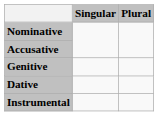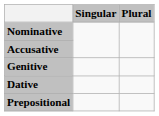- row: (38, 102)
+ row: (39, 102)
